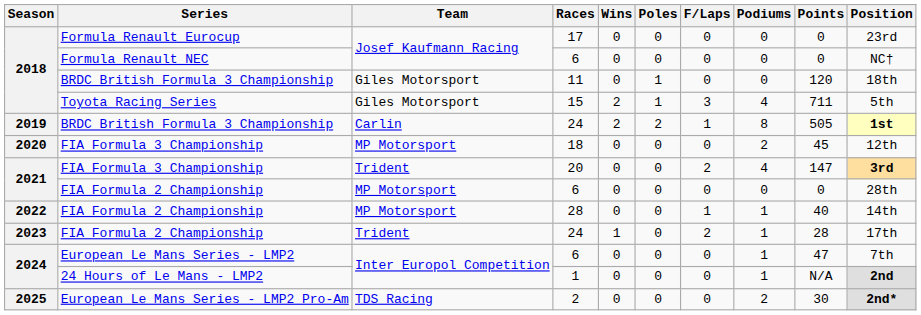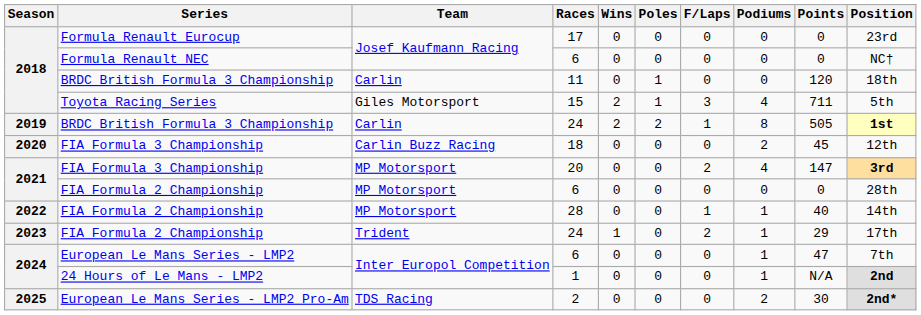(417, 81) Giles Motorsport -> (378, 81) Carlin
(406, 146) MP Motorsport -> (425, 146) Carlin Buzz Racing
(382, 168) Trident -> (406, 168) MP Motorsport
(821, 233) 28 -> (821, 233) 29
